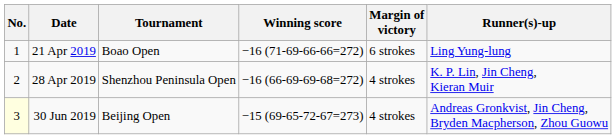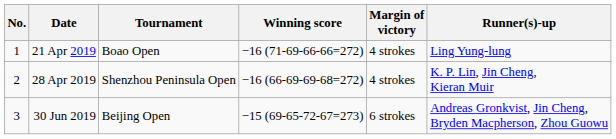(392, 51) 6 strokes -> (392, 51) 4 strokes
(17, 116) lightyellow background -> (17, 116) no background
(392, 116) 4 strokes -> (392, 116) 6 strokes
